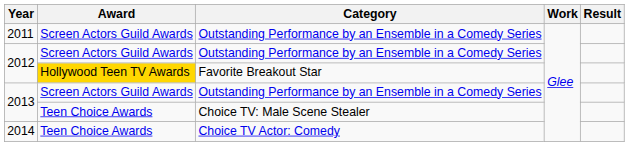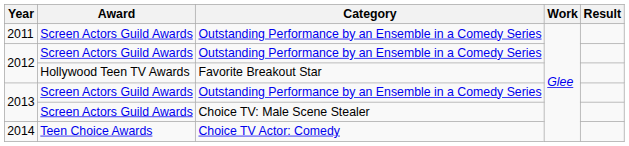(115, 72) gold background -> (115, 72) no background
(96, 111) Teen Choice Awards -> (117, 111) Screen Actors Guild Awards
